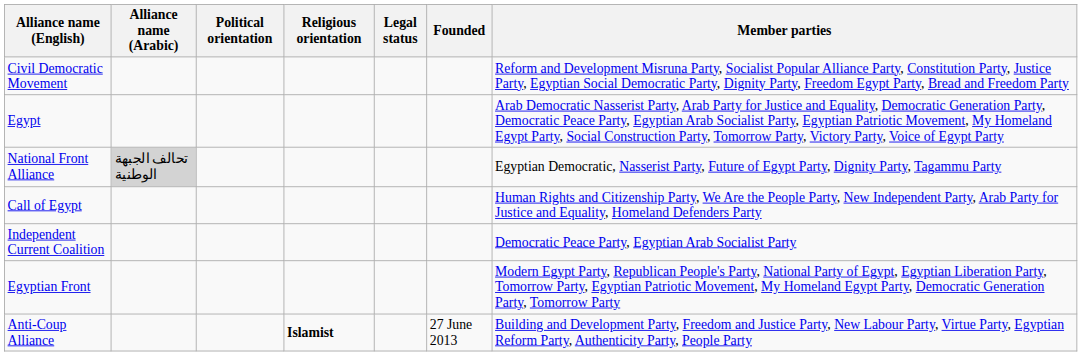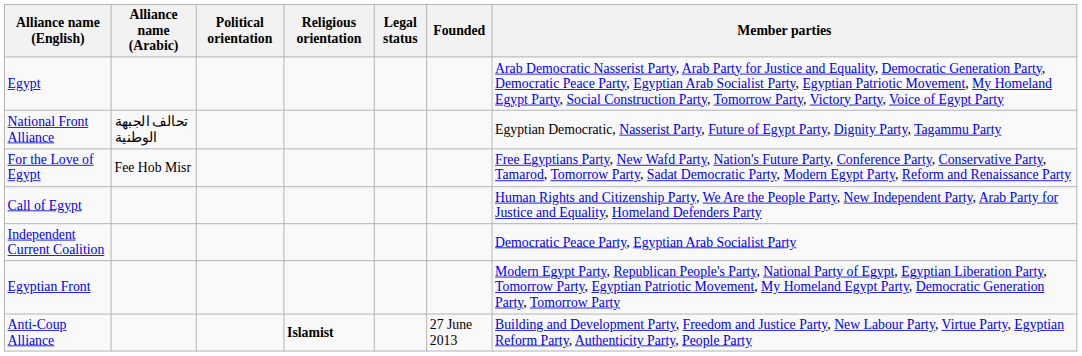- row: (55, 75)
(151, 167) lightgrey background -> (151, 130) no background
+ row: (51, 167)
